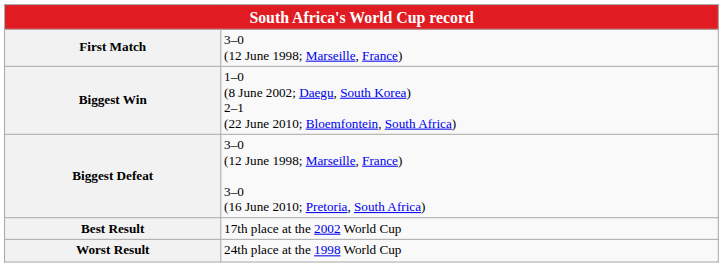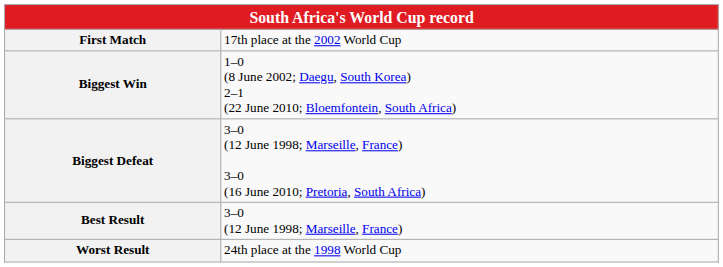(470, 48) 3–0 (12 June 1998; Marseille, France) -> (470, 40) 17th place at the 2002 World Cup
(470, 229) 17th place at the 2002 World Cup -> (470, 221) 3–0 (12 June 1998; Marseille, France)
